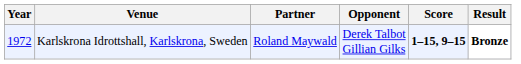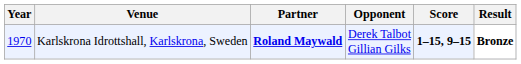(19, 41) 1972 -> (19, 41) 1970
(295, 41) normal -> (298, 41) bold
